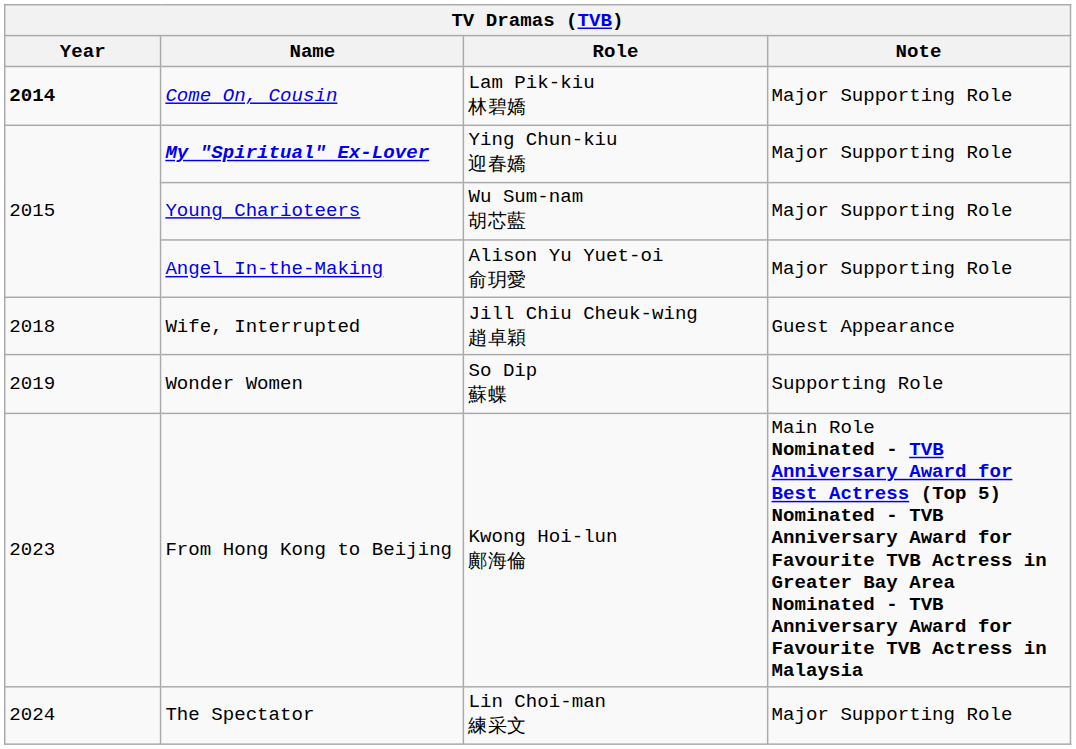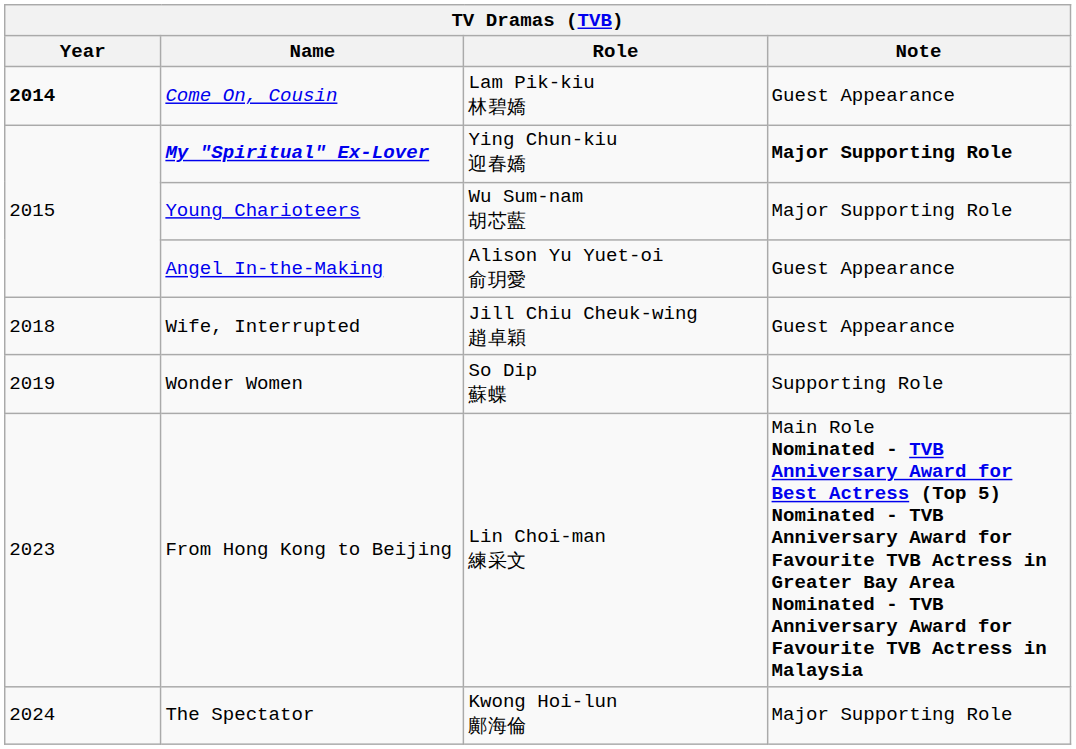(892, 96) Major Supporting Role -> (863, 96) Guest Appearance
(892, 153) normal -> (892, 153) bold
(892, 269) Major Supporting Role -> (863, 269) Guest Appearance
(543, 549) Kwong Hoi-lun 鄺海倫 -> (537, 549) Lin Choi-man 練采文
(537, 714) Lin Choi-man 練采文 -> (543, 714) Kwong Hoi-lun 鄺海倫
